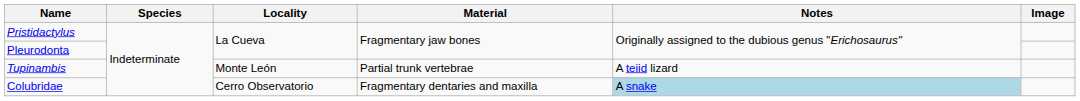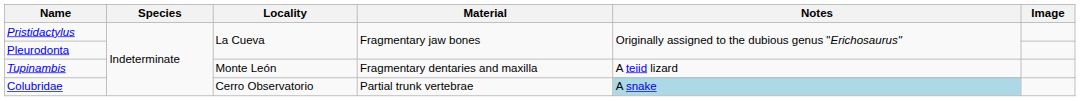(417, 68) Partial trunk vertebrae -> (449, 68) Fragmentary dentaries and maxilla
(449, 86) Fragmentary dentaries and maxilla -> (417, 86) Partial trunk vertebrae
